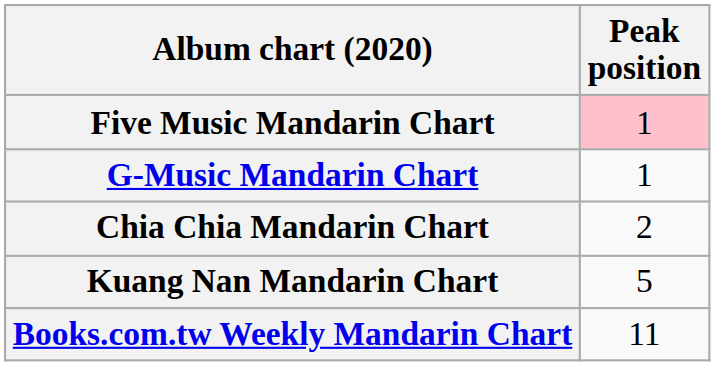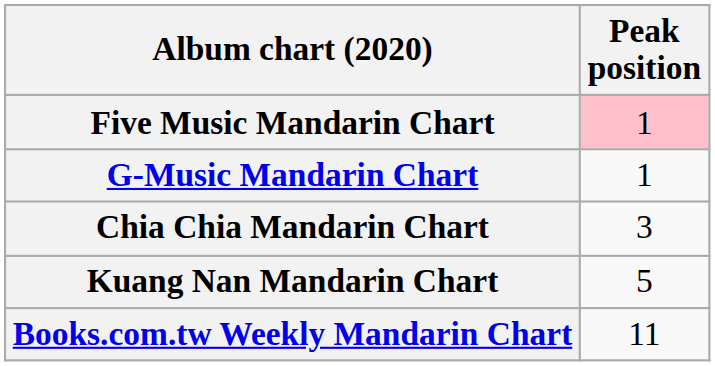(644, 227) 2 -> (644, 227) 3
